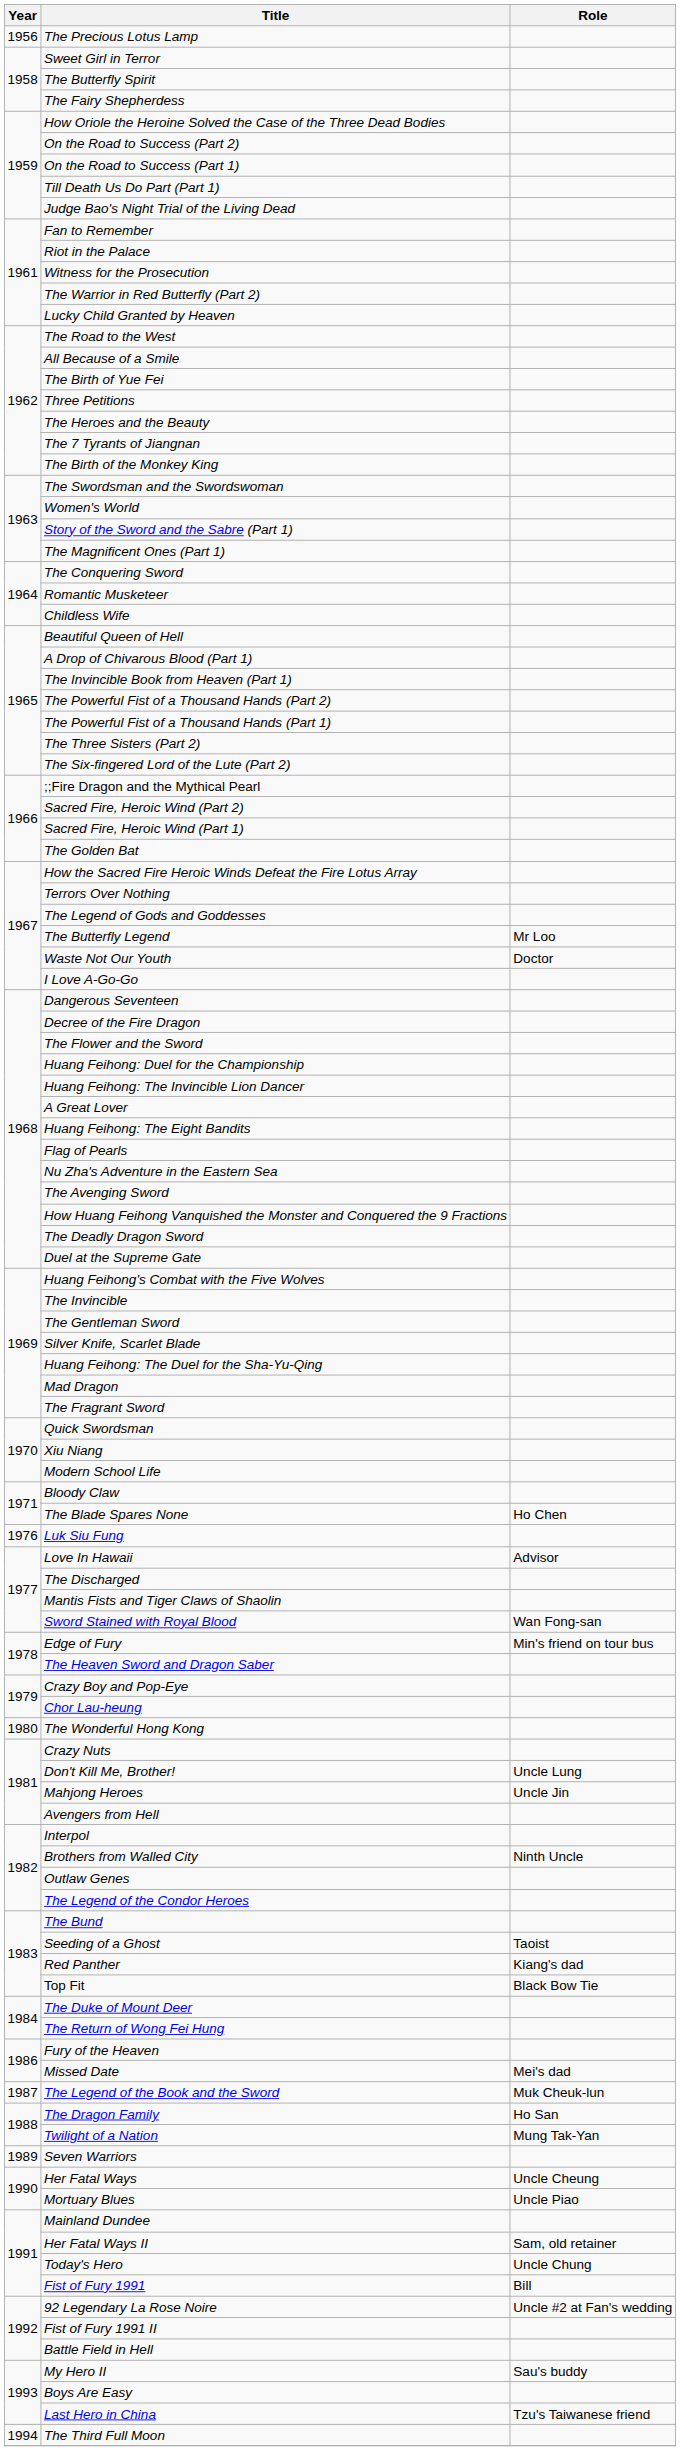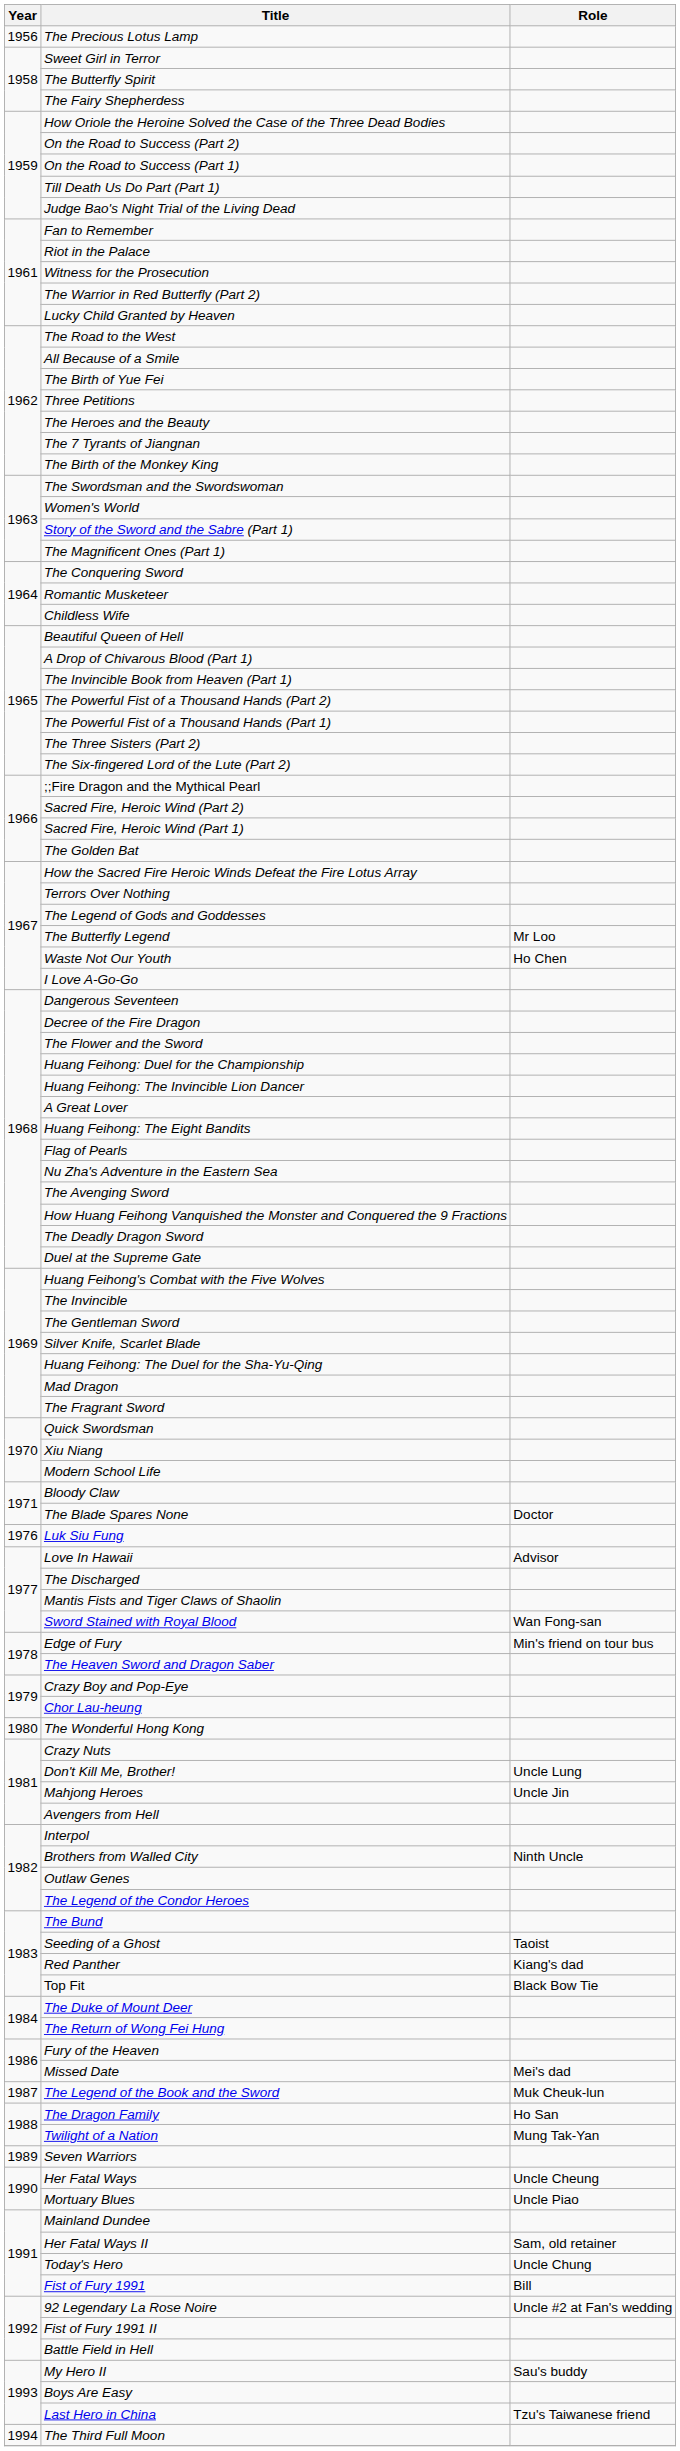(533, 958) Doctor -> (540, 958) Ho Chen
(540, 1514) Ho Chen -> (533, 1514) Doctor
